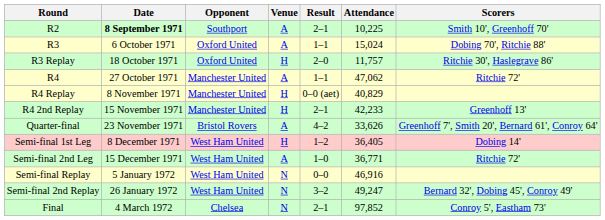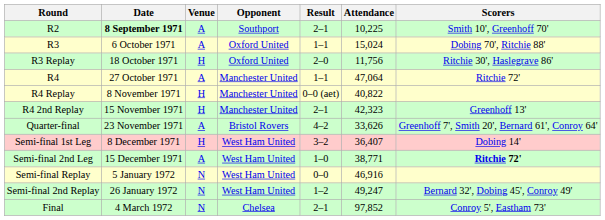columns swapped: (227, 12) <-> (284, 12)
(369, 61) 11,757 -> (369, 61) 11,756
(369, 77) 47,062 -> (369, 77) 47,064
(369, 93) 40,829 -> (369, 93) 40,822
(369, 110) 42,233 -> (369, 110) 42,323
(321, 142) 1–2 -> (321, 142) 3–2
(369, 142) 36,405 -> (369, 142) 36,407
(369, 158) 36,771 -> (369, 158) 38,771
(498, 158) normal -> (498, 158) bold
(321, 191) 3–2 -> (321, 191) 1–2
